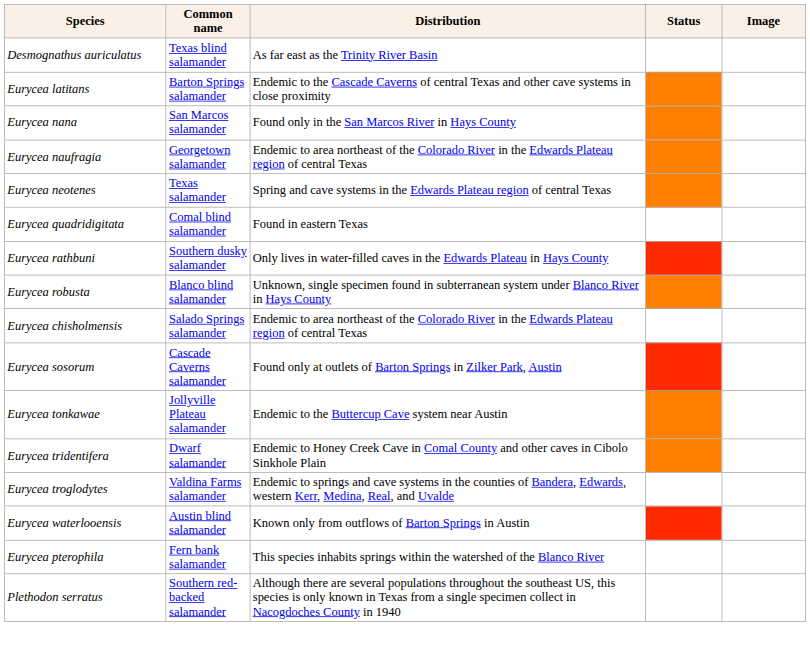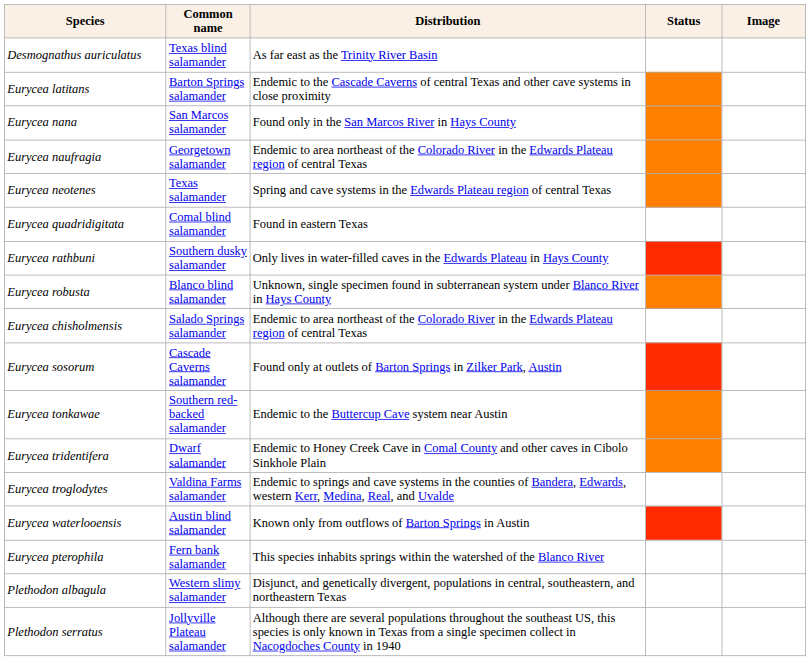(197, 414) Jollyville Plateau salamander -> (203, 414) Southern red-backed salamander
+ row: (57, 590)
(203, 597) Southern red-backed salamander -> (197, 631) Jollyville Plateau salamander
